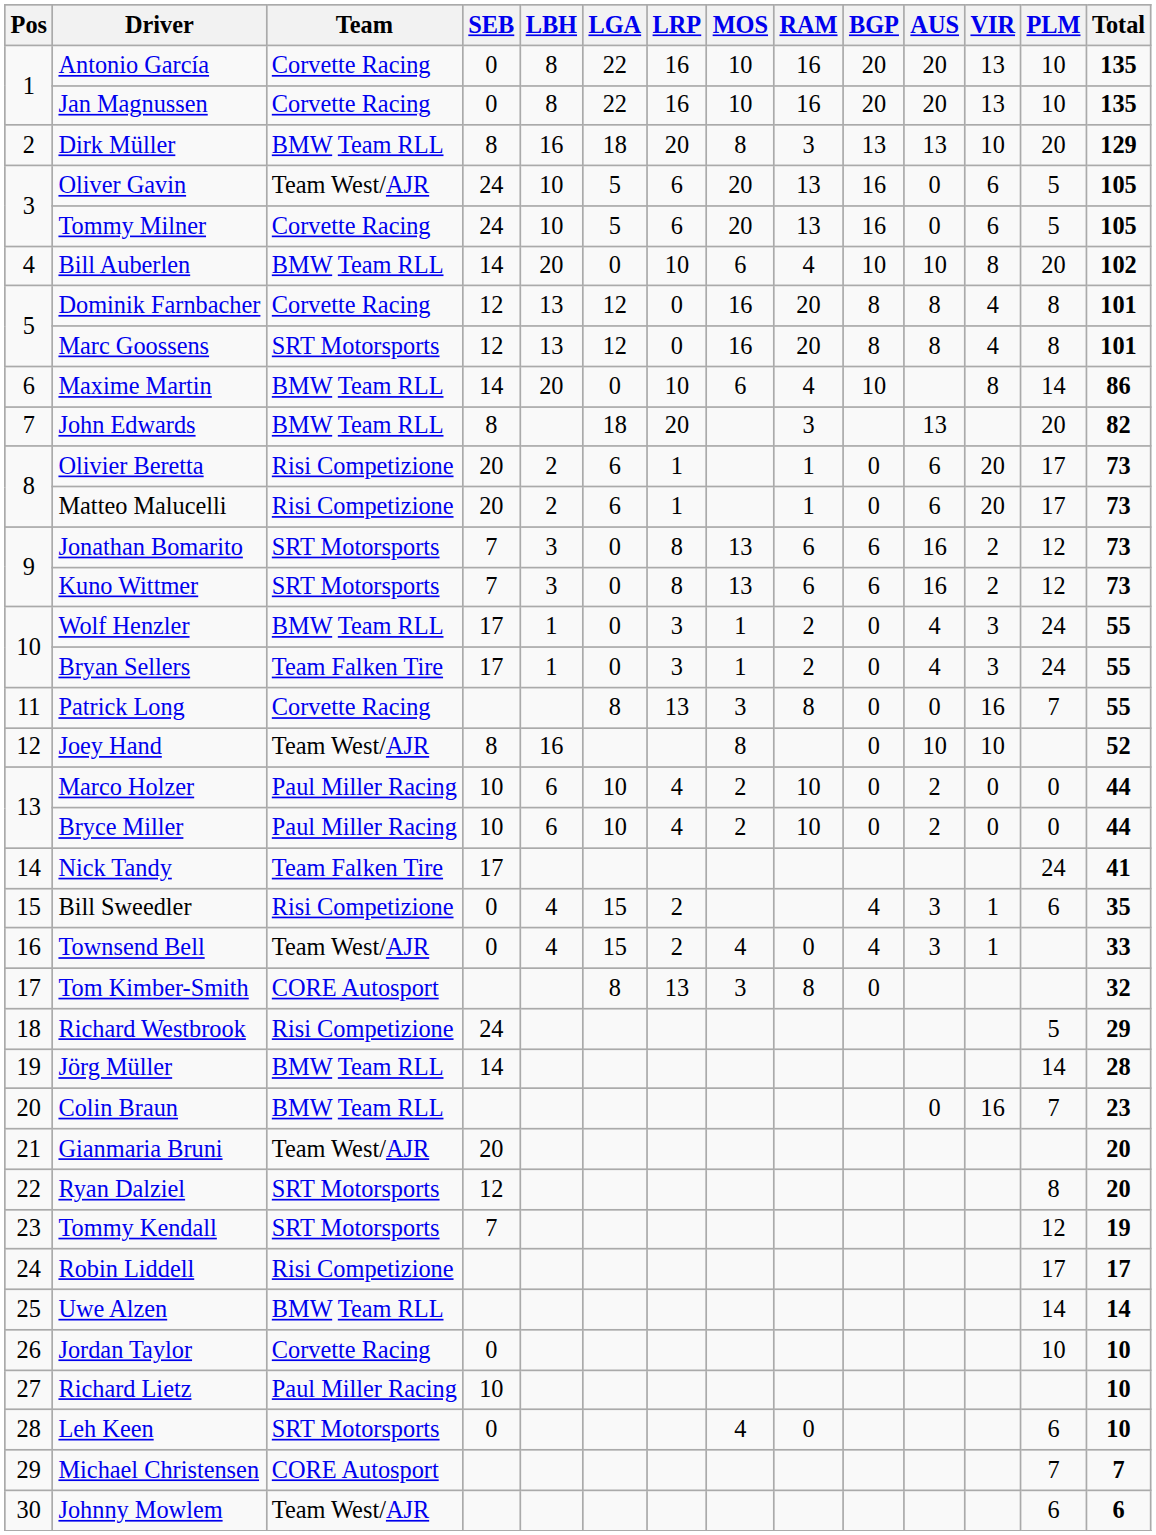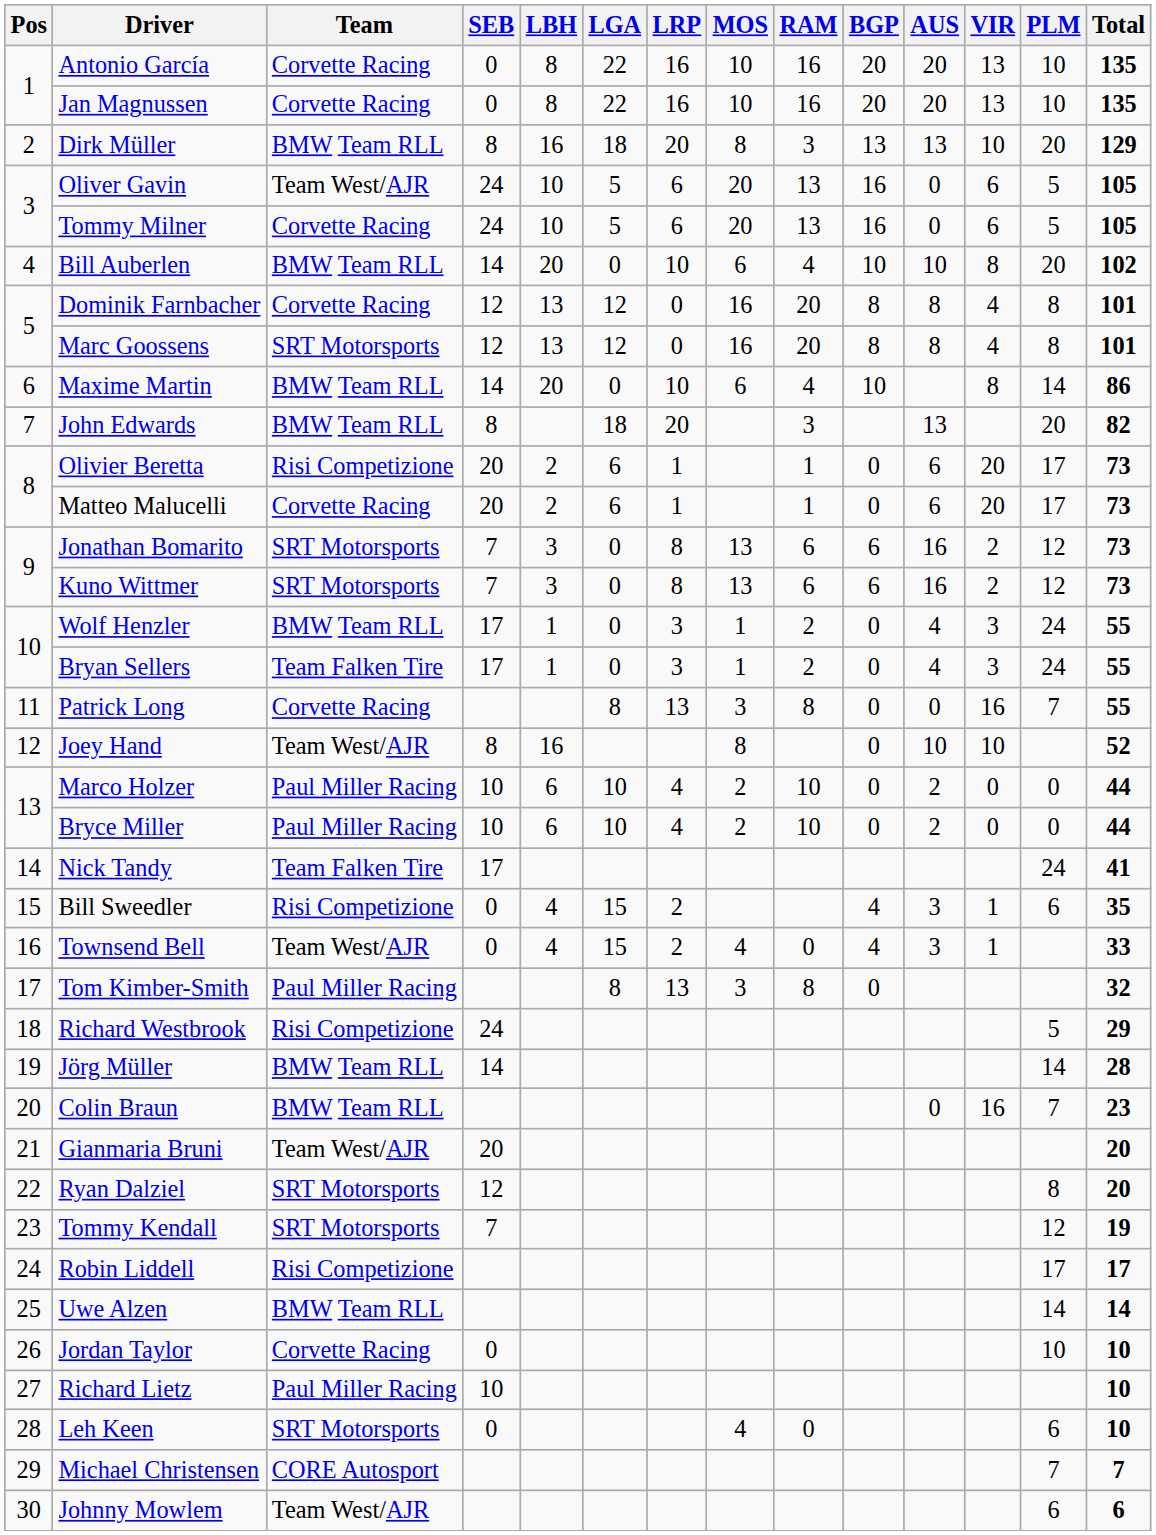(363, 506) Risi Competizione -> (351, 506) Corvette Racing
(355, 988) CORE Autosport -> (364, 988) Paul Miller Racing
